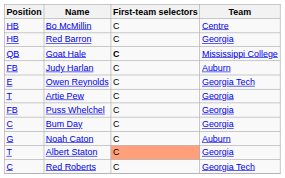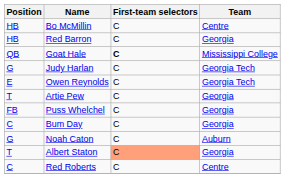(12, 68) FB -> (10, 68) G
(216, 68) Auburn -> (228, 68) Georgia Tech
(228, 167) Georgia Tech -> (215, 167) Centre
